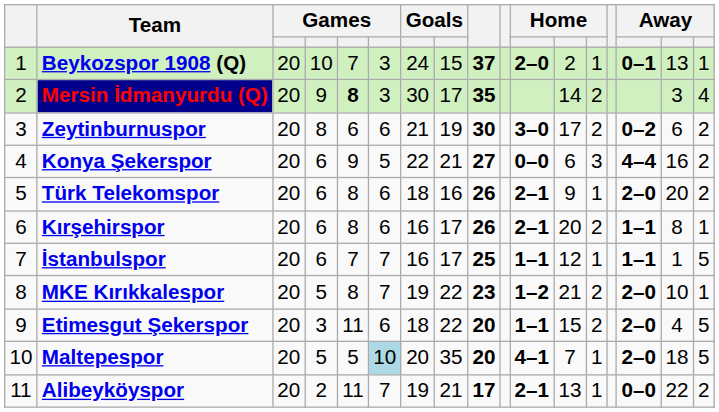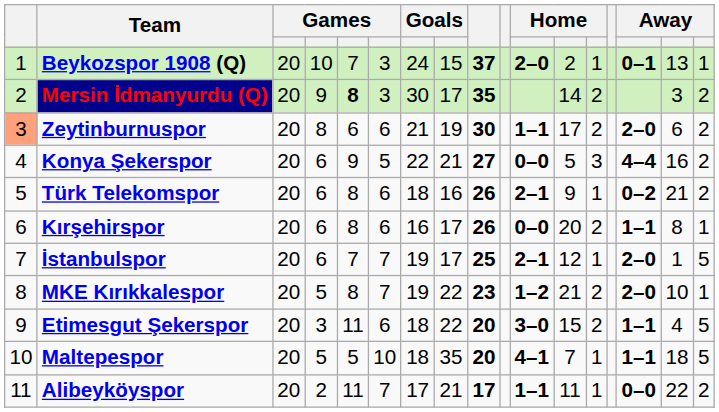(704, 95) 4 -> (704, 95) 2
(21, 128) no background -> (21, 128) lightsalmon background
(532, 128) 3–0 -> (532, 128) 1–1
(639, 128) 0–2 -> (639, 128) 2–0
(570, 161) 6 -> (570, 161) 5
(639, 194) 2–0 -> (639, 194) 0–2
(677, 194) 20 -> (677, 194) 21
(532, 226) 2–1 -> (532, 226) 0–0
(418, 259) 16 -> (418, 259) 19
(532, 259) 1–1 -> (532, 259) 2–1
(639, 259) 1–1 -> (639, 259) 2–0
(532, 324) 1–1 -> (532, 324) 3–0
(639, 324) 2–0 -> (639, 324) 1–1
(385, 357) lightblue background -> (385, 357) no background
(418, 357) 20 -> (418, 357) 18
(639, 357) 2–0 -> (639, 357) 1–1
(418, 390) 19 -> (418, 390) 17
(532, 390) 2–1 -> (532, 390) 1–1
(570, 390) 13 -> (570, 390) 11
